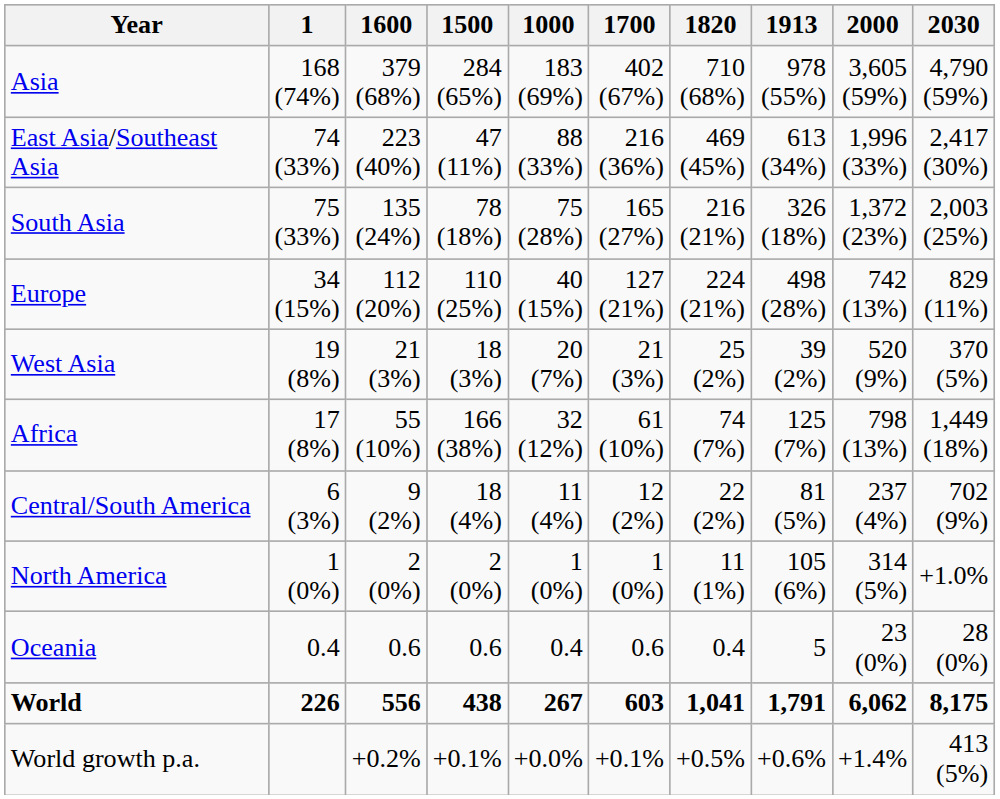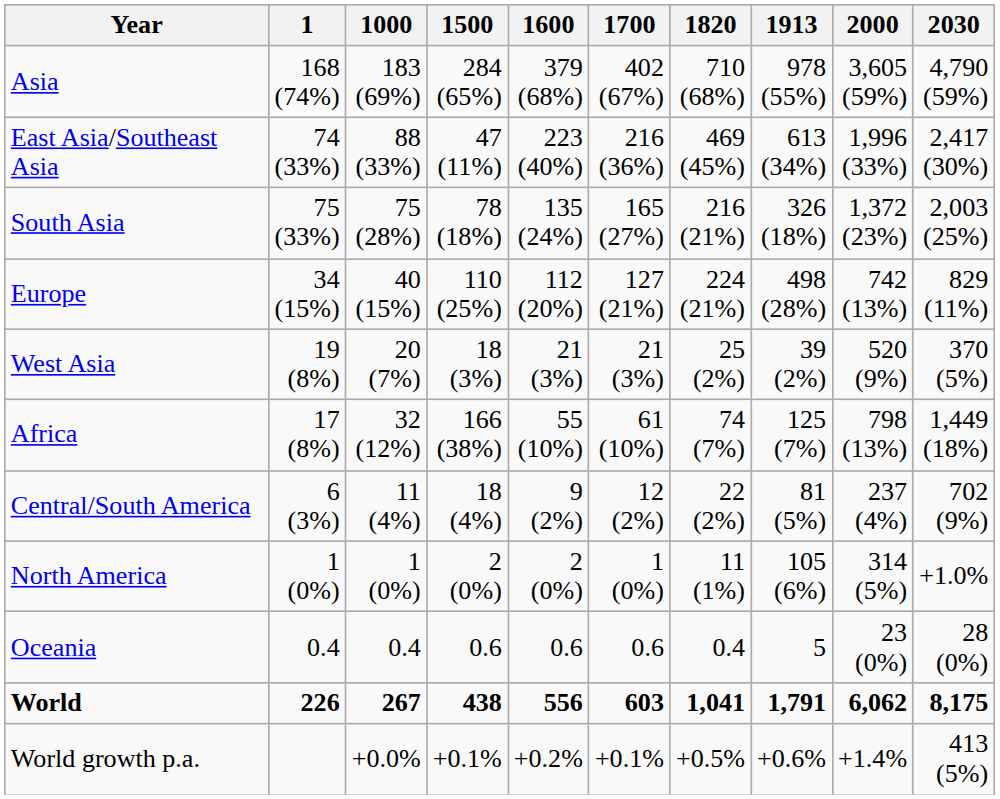columns swapped: (548, 25) <-> (386, 25)
